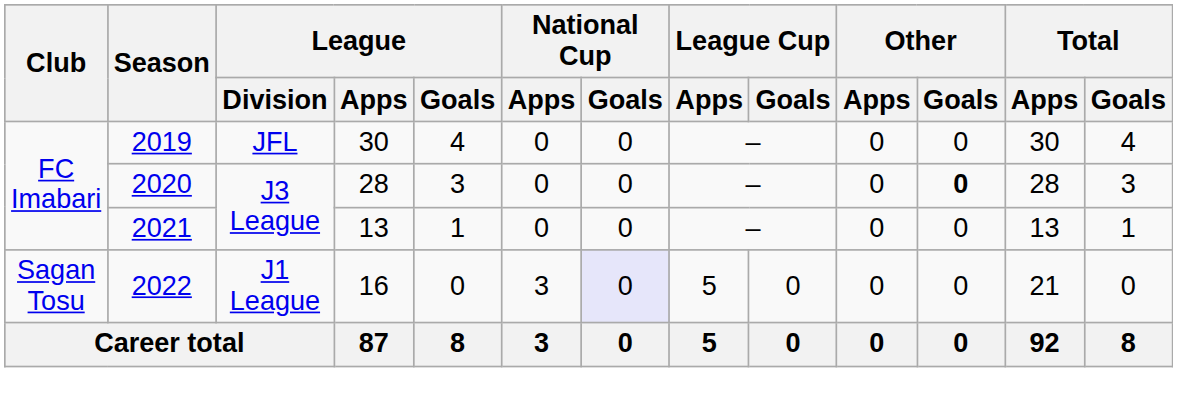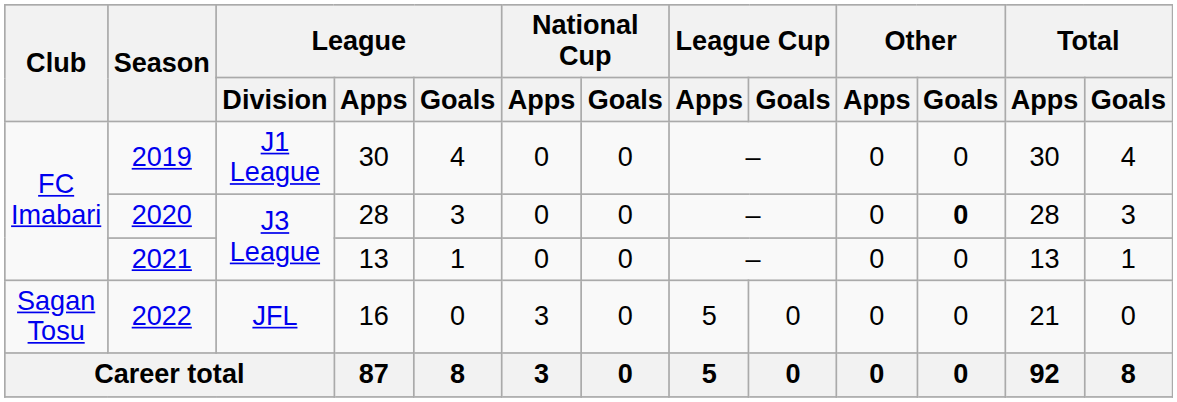(275, 142) JFL -> (275, 157) J1 League
(275, 285) J1 League -> (275, 316) JFL
(625, 285) lavender background -> (625, 316) no background
